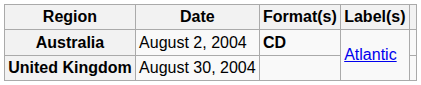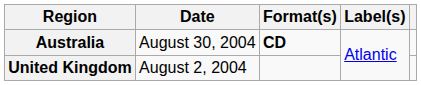(193, 42) August 2, 2004 -> (197, 42) August 30, 2004
(197, 67) August 30, 2004 -> (193, 67) August 2, 2004
